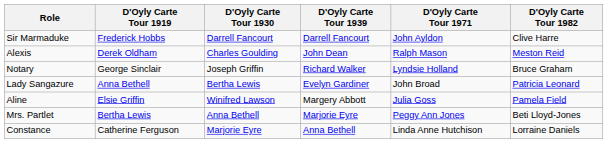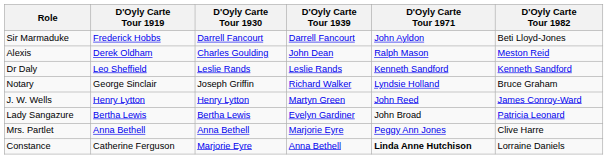(536, 38) Clive Harre -> (532, 38) Beti Lloyd-Jones
+ row: (22, 69)
+ row: (29, 100)
(124, 85) Anna Bethell -> (120, 115) Bertha Lewis
- row: (17, 100)
(124, 115) Bertha Lewis -> (119, 131) Anna Bethell
(547, 115) Beti Lloyd-Jones -> (521, 131) Clive Harre
(438, 131) normal -> (423, 146) bold
